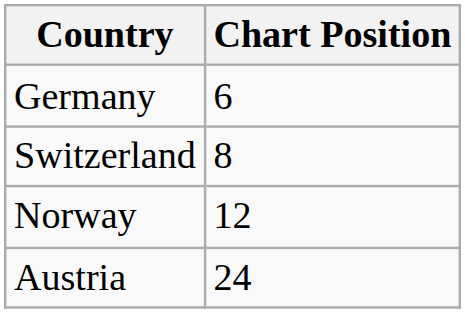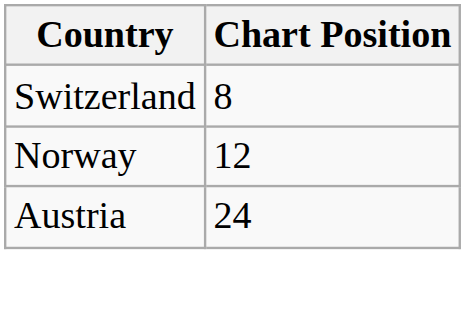- row: (85, 95)
